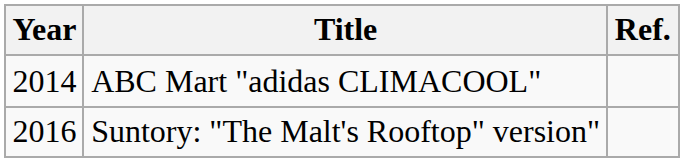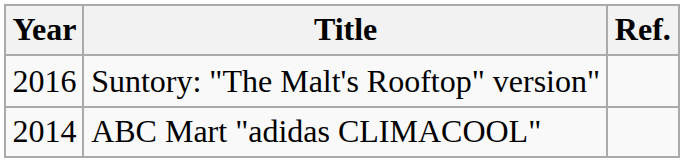rows swapped: (316, 80) <-> (346, 131)
